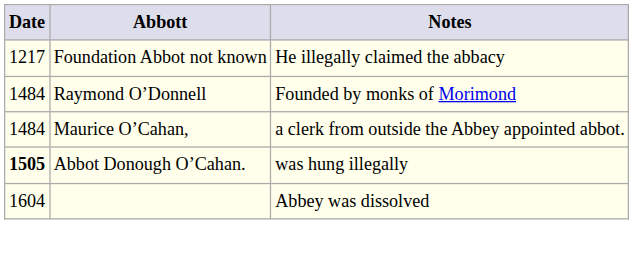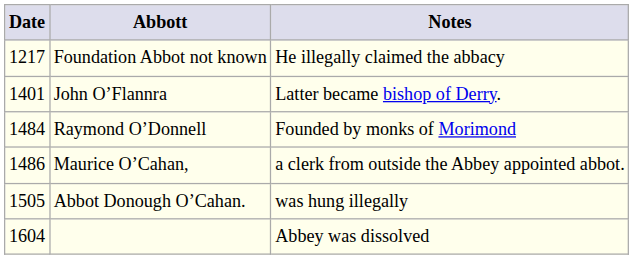+ row: (110, 93)
(27, 129) 1484 -> (27, 165) 1486
(27, 165) bold -> (27, 200) normal
